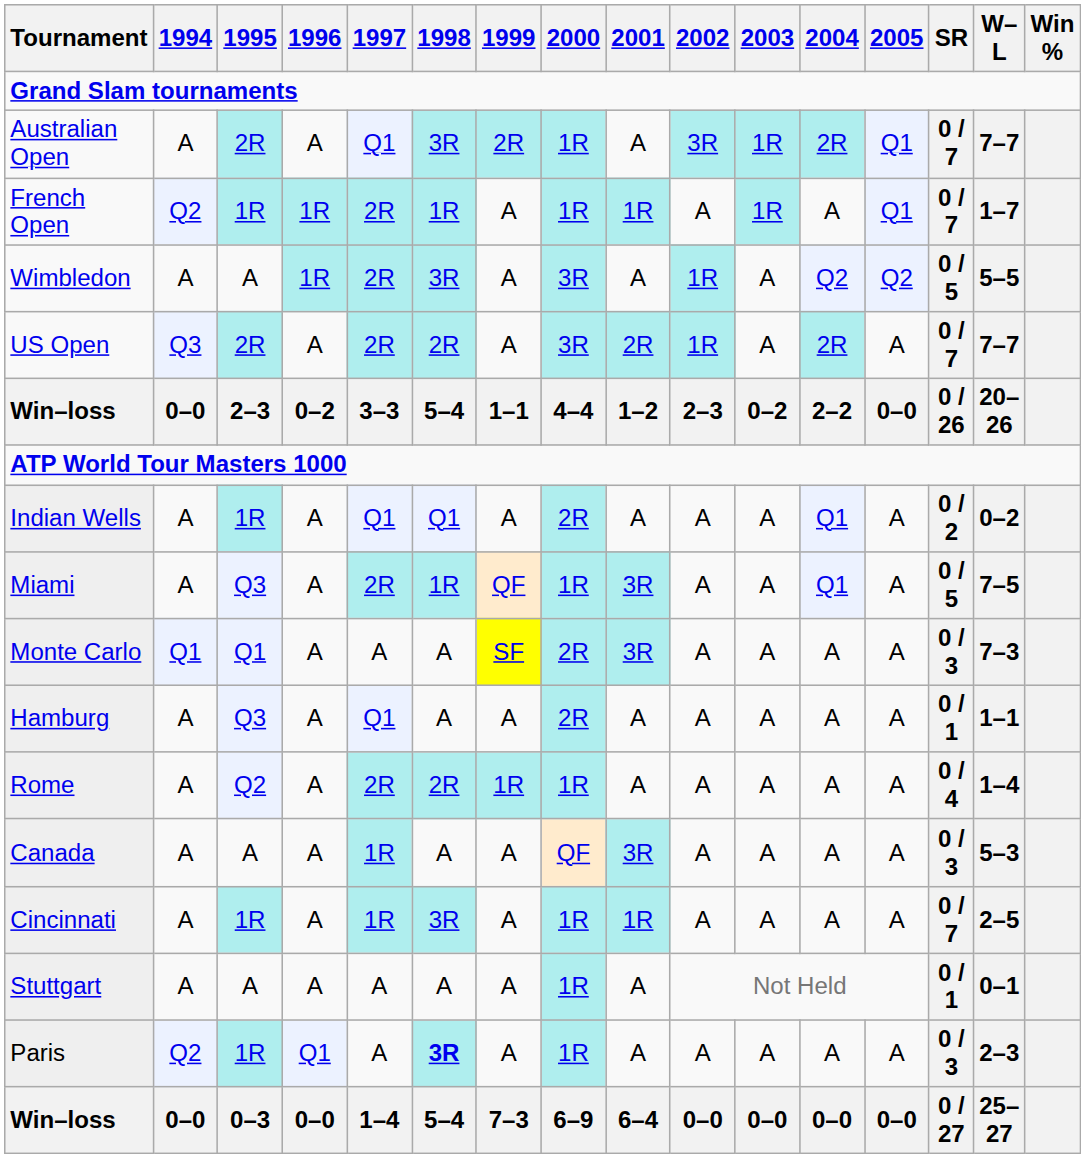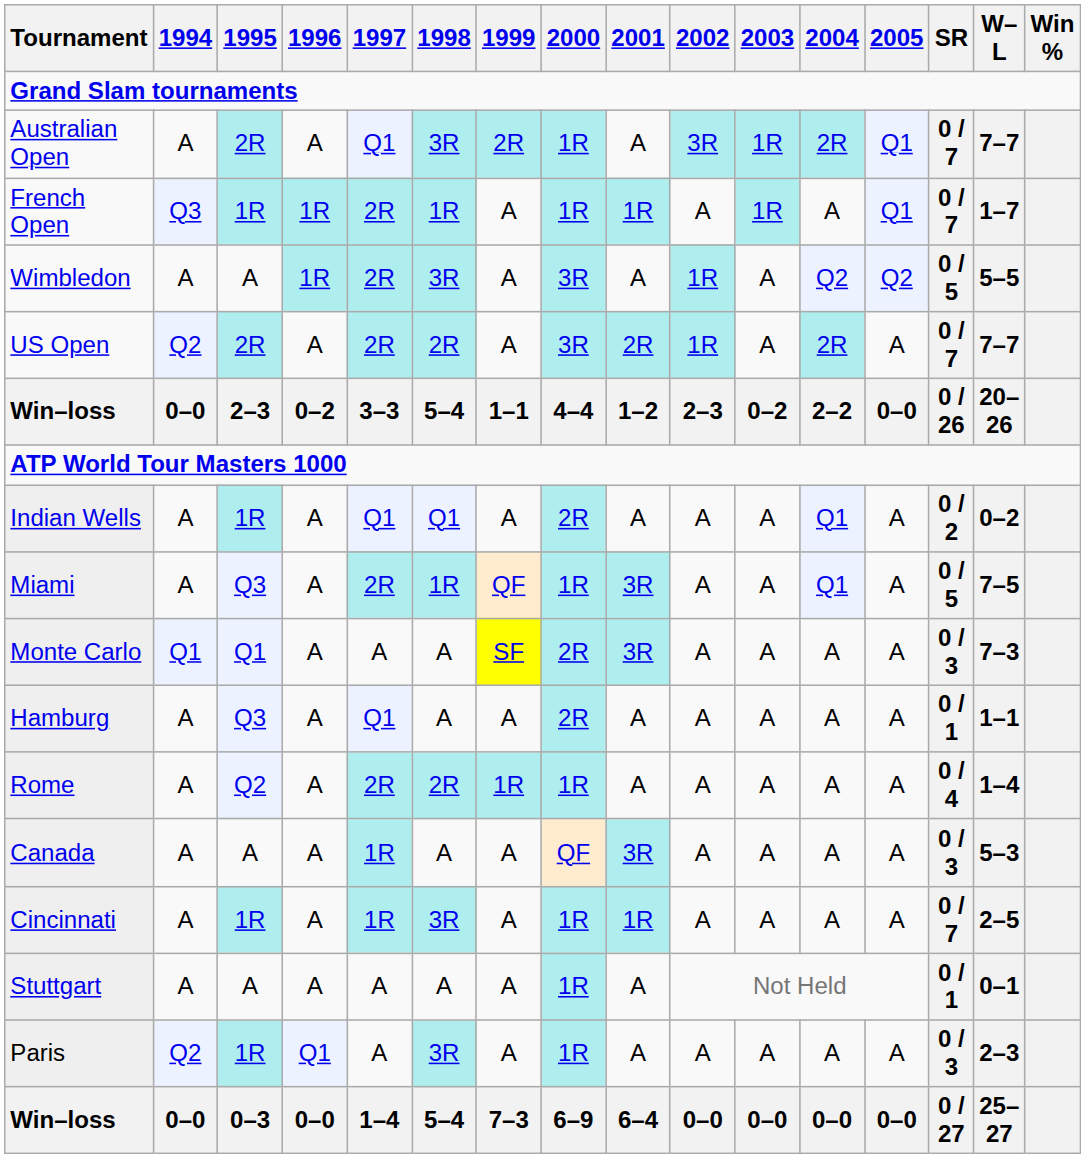(185, 210) Q2 -> (185, 210) Q3
(185, 344) Q3 -> (185, 344) Q2
(444, 1052) bold -> (444, 1052) normal
